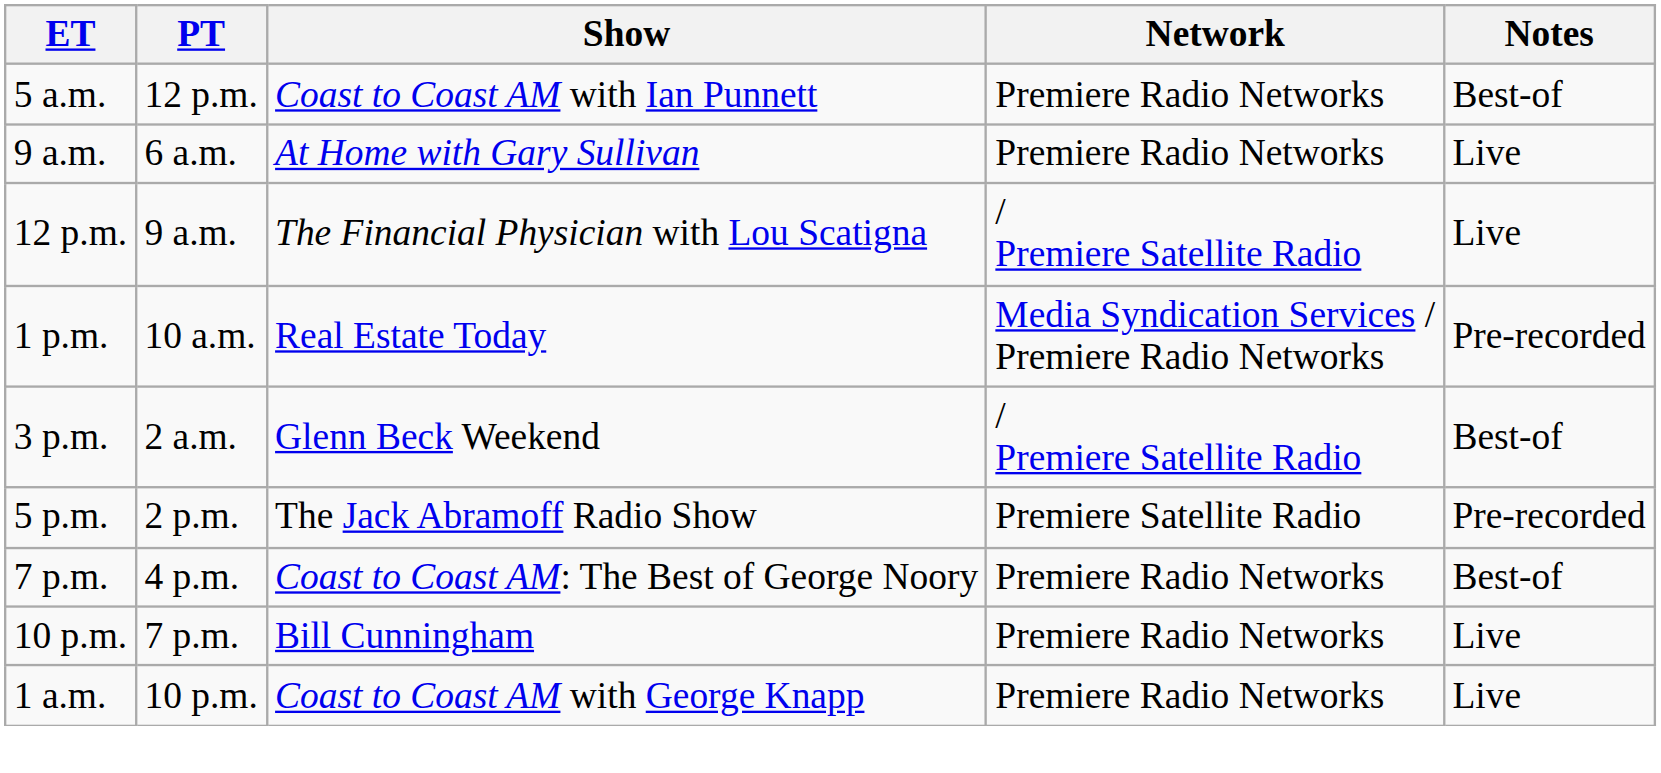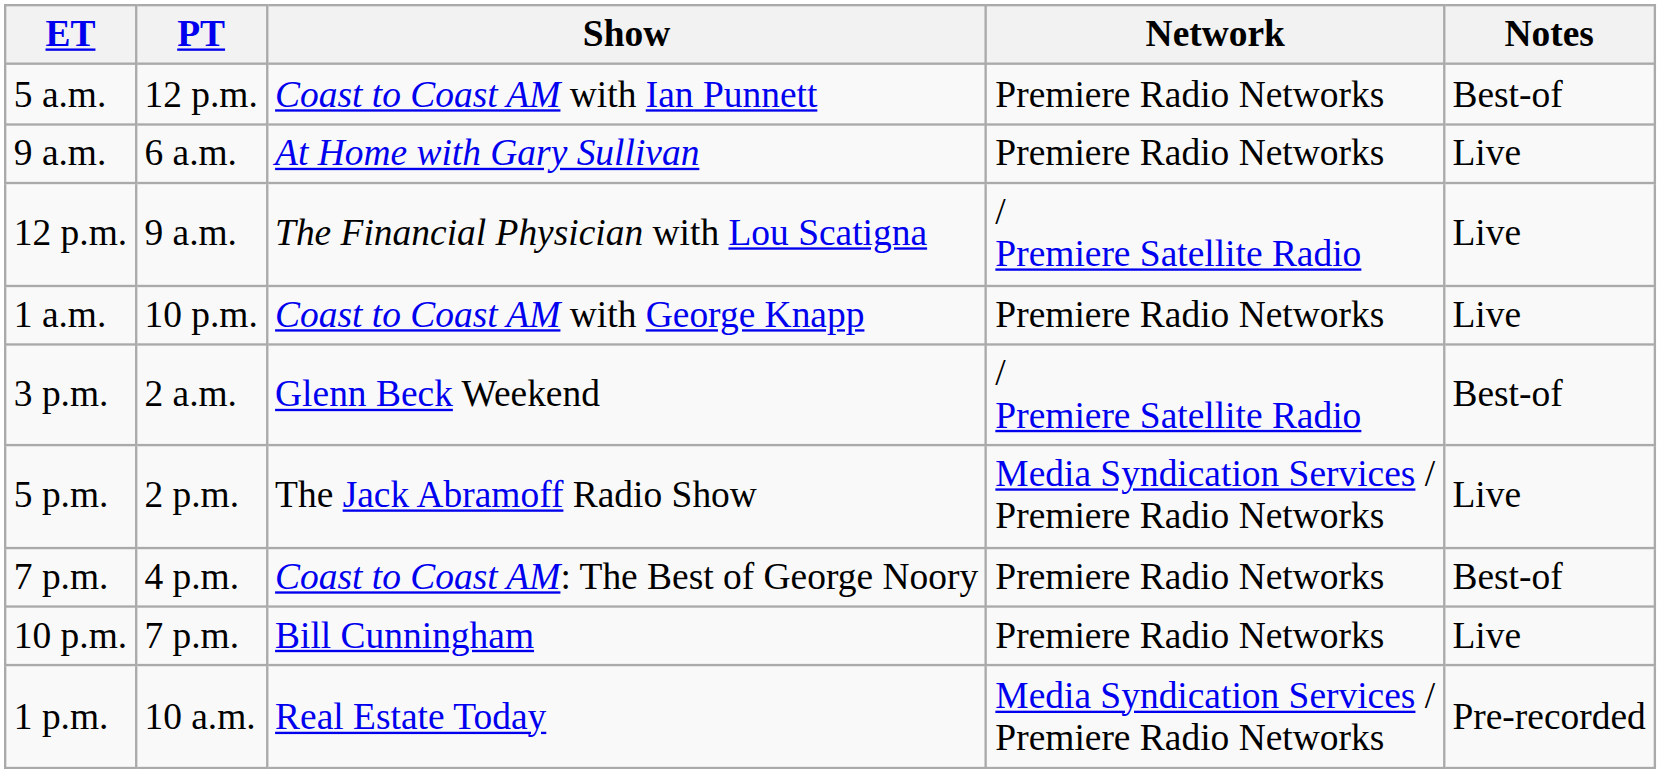rows swapped: (61, 334) <-> (60, 694)
(1178, 516) Premiere Satellite Radio -> (1215, 495) Media Syndication Services / Premiere Radio Networks
(1549, 516) Pre-recorded -> (1487, 495) Live
